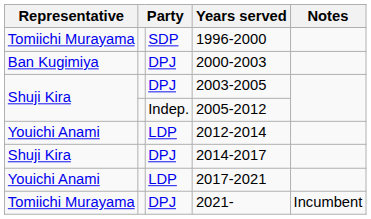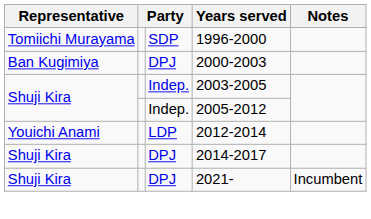(162, 86) DPJ -> (169, 86) Indep.
- row: (231, 179)
(71, 202) Tomiichi Murayama -> (39, 179) Shuji Kira
